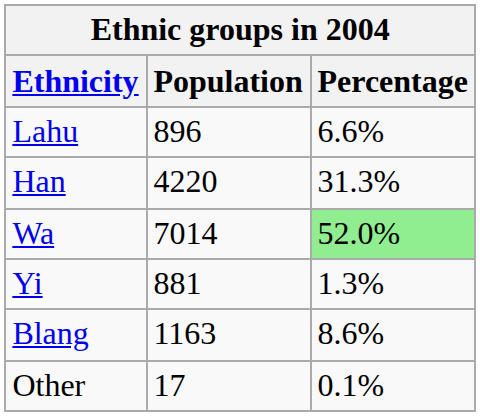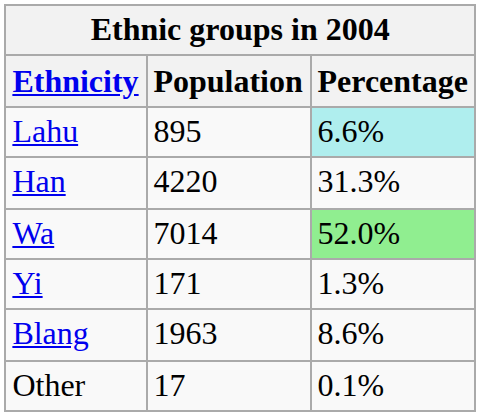(177, 131) 896 -> (177, 131) 895
(351, 131) no background -> (351, 131) paleturquoise background
(177, 283) 881 -> (177, 283) 171
(185, 334) 1163 -> (185, 334) 1963
